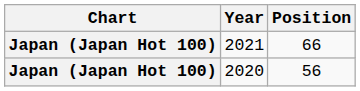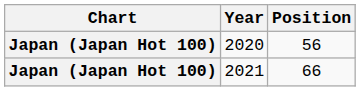rows swapped: (244, 72) <-> (244, 45)
